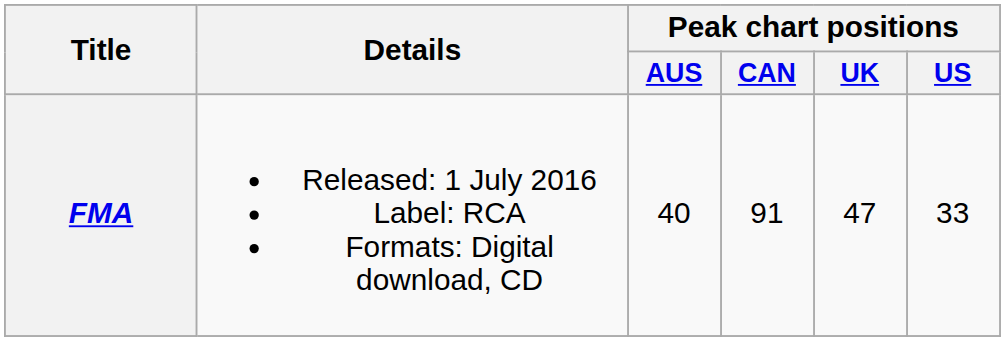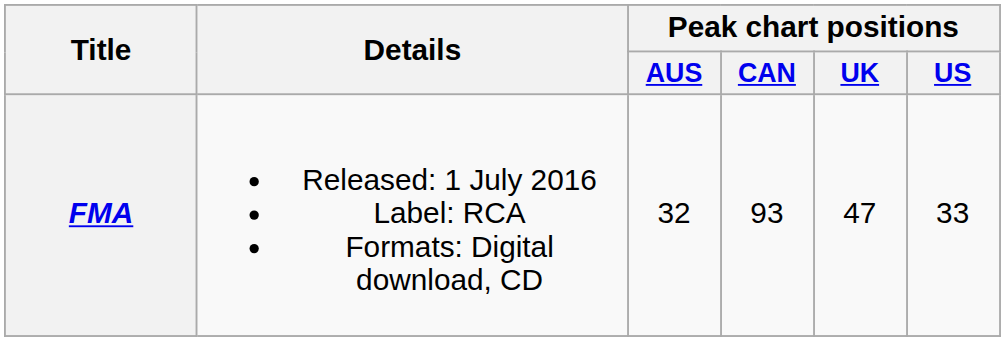(674, 214) 40 -> (674, 214) 32
(767, 214) 91 -> (767, 214) 93
